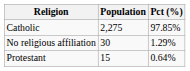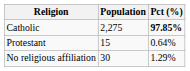(165, 27) normal -> (166, 27) bold
rows swapped: (26, 58) <-> (51, 43)
